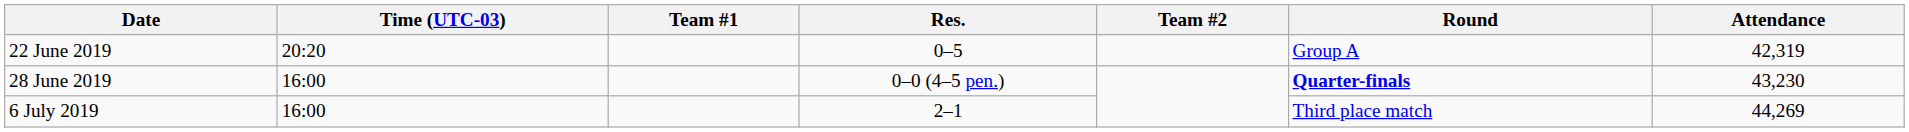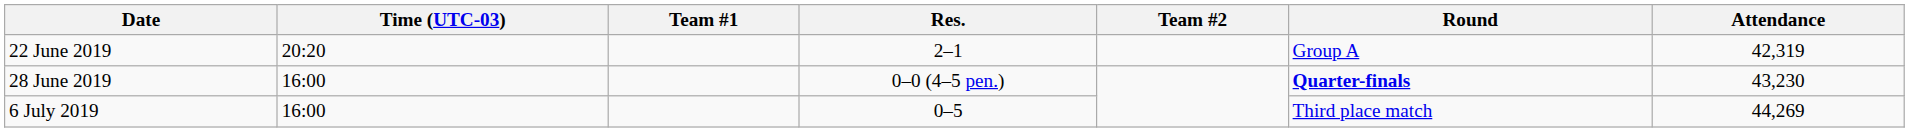(948, 50) 0–5 -> (948, 50) 2–1
(948, 111) 2–1 -> (948, 111) 0–5
